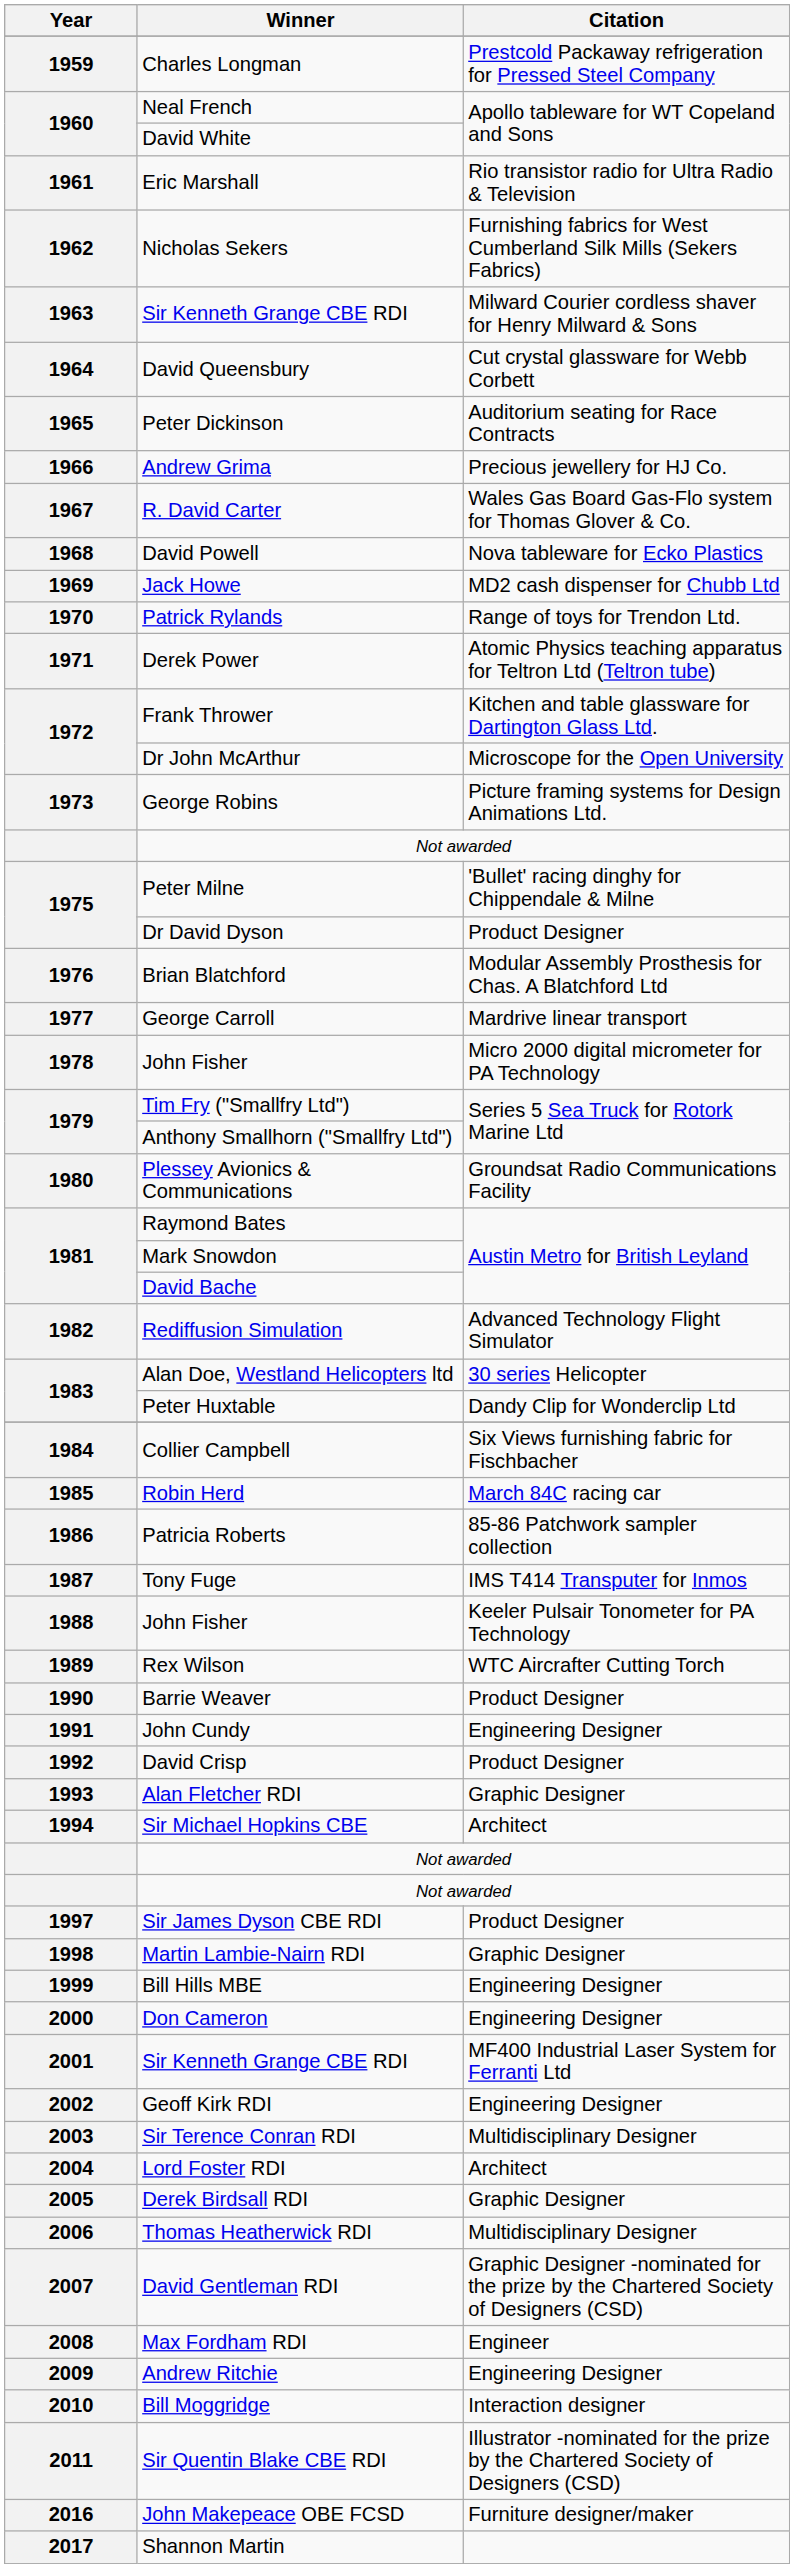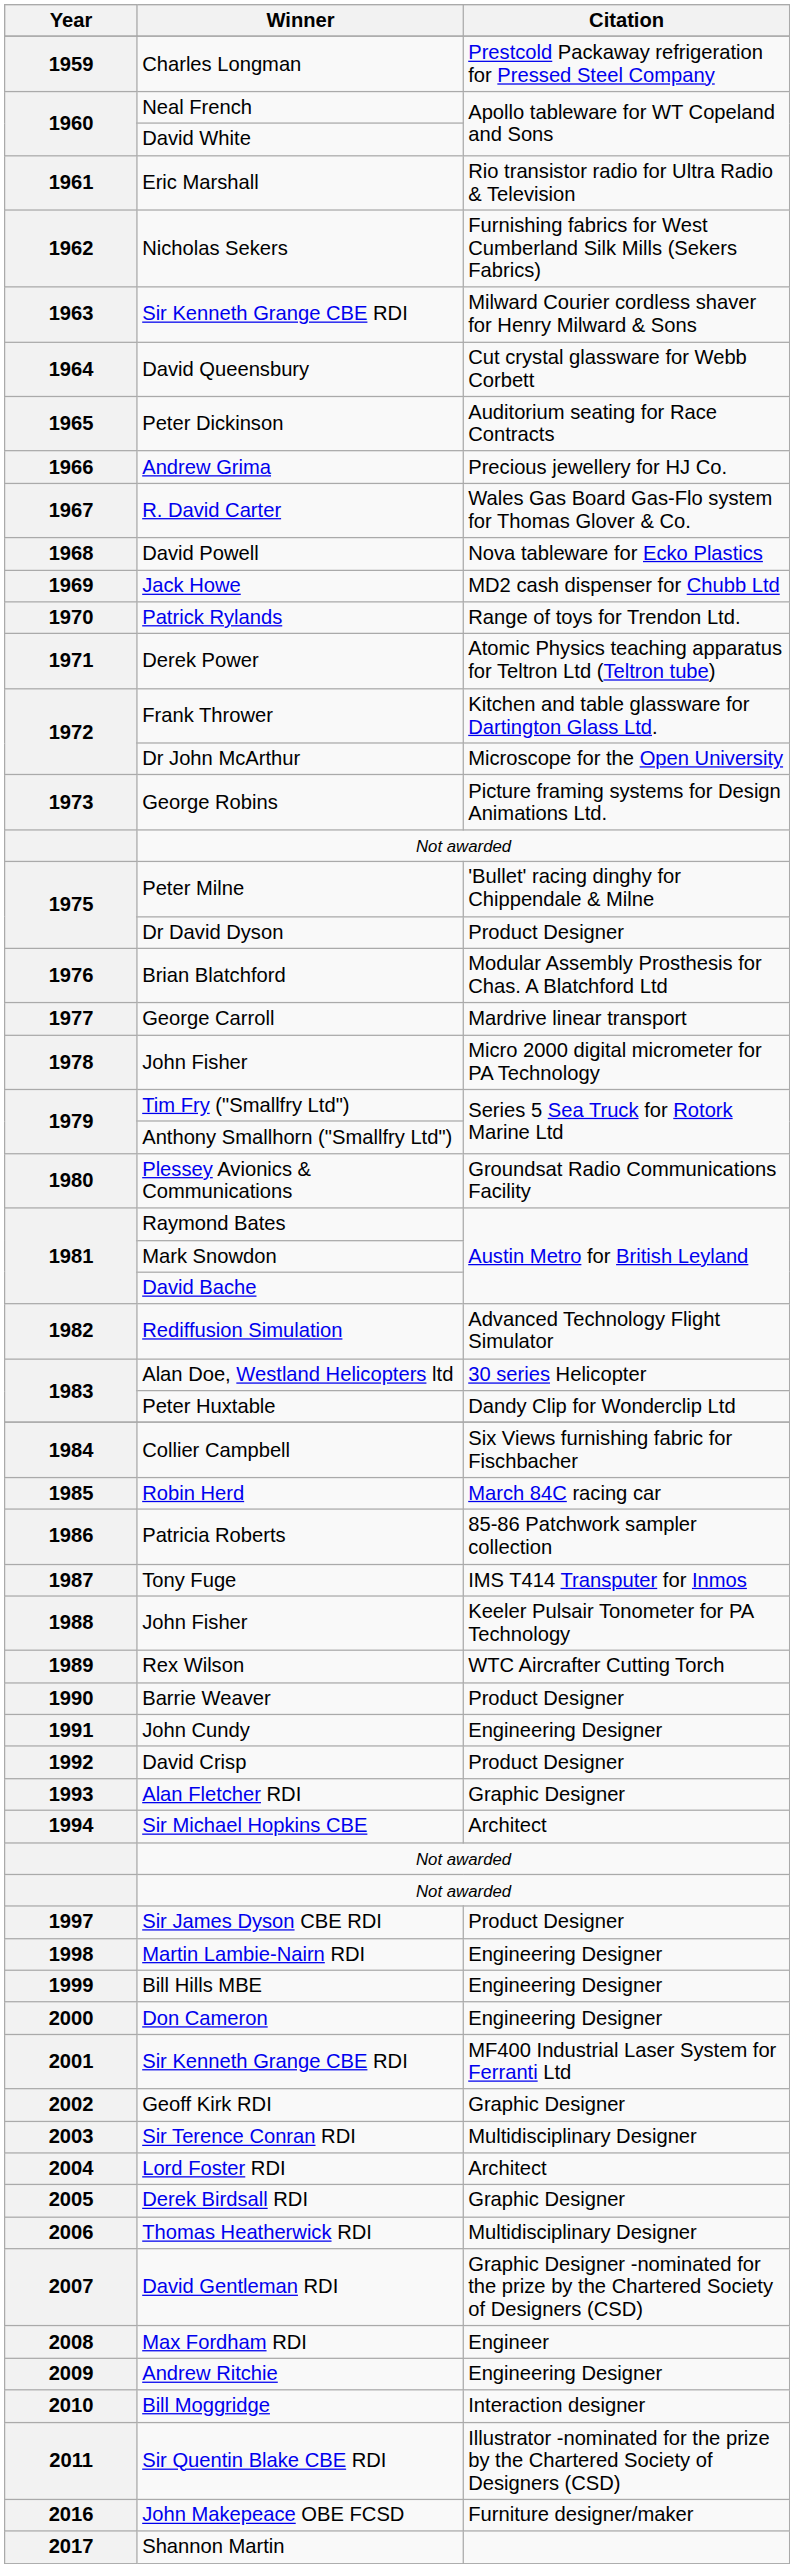(547, 1954) Graphic Designer -> (565, 1954) Engineering Designer
(565, 2104) Engineering Designer -> (547, 2104) Graphic Designer
